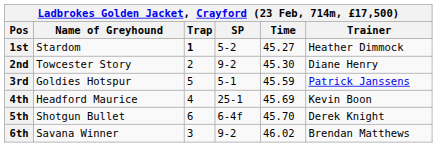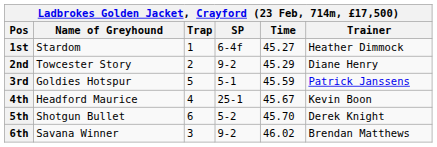(190, 47) bold -> (190, 47) normal
(227, 47) 5-2 -> (230, 47) 6-4f
(279, 64) 45.30 -> (279, 64) 45.29
(279, 99) 45.69 -> (279, 99) 45.67
(230, 116) 6-4f -> (227, 116) 5-2
